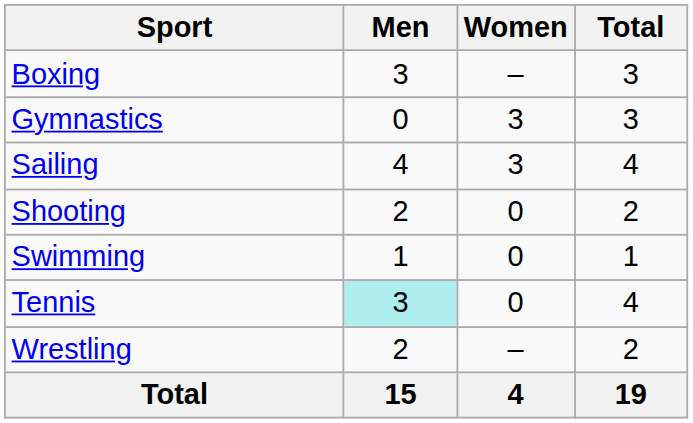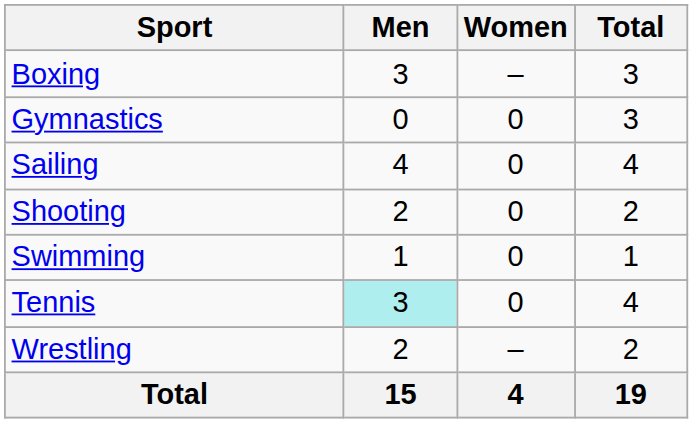(516, 119) 3 -> (516, 119) 0
(516, 165) 3 -> (516, 165) 0
